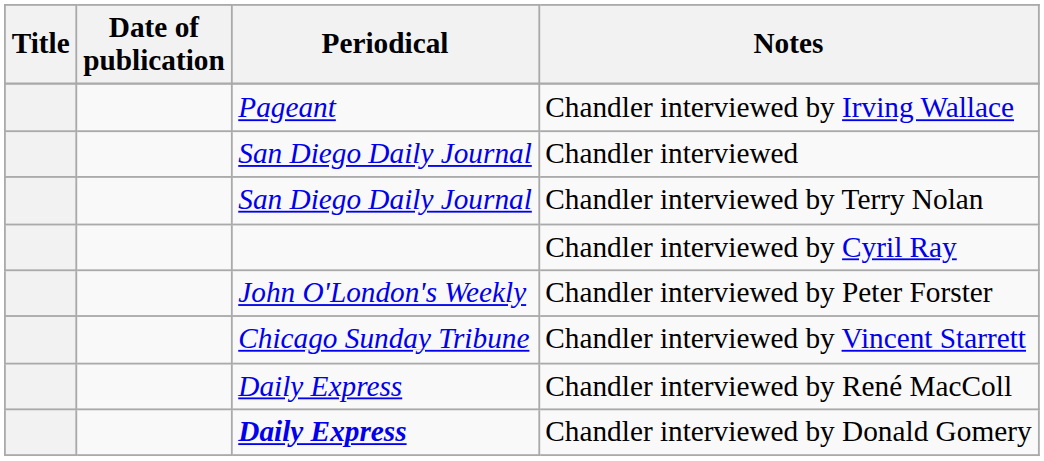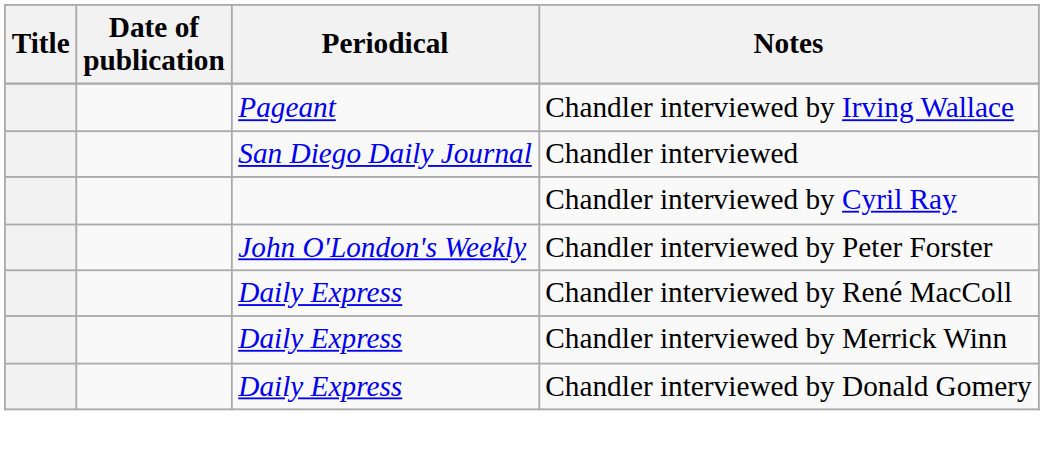- row: (764, 199)
- row: (786, 339)
+ row: (776, 339)
(322, 432) bold -> (320, 385) normal
